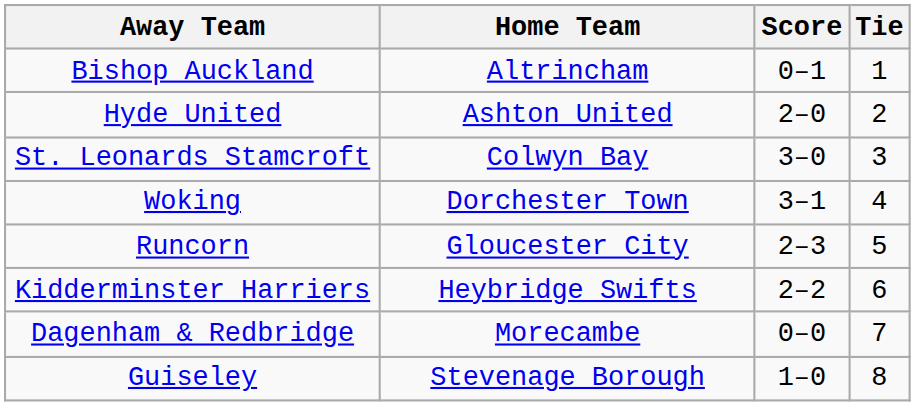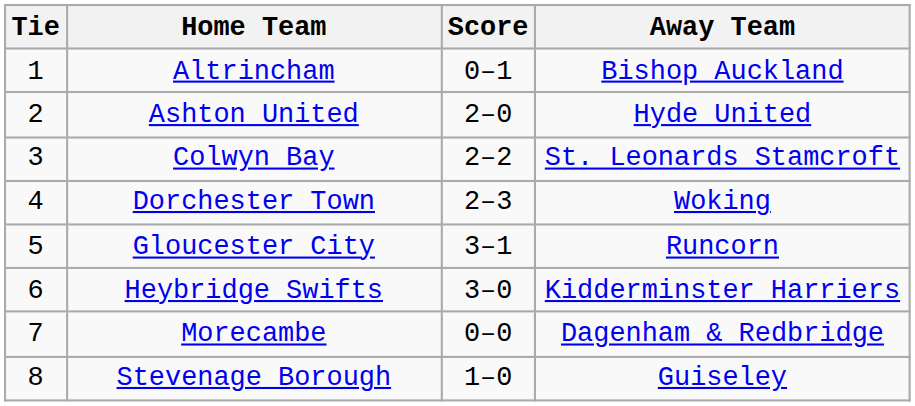columns swapped: (879, 27) <-> (193, 27)
(802, 159) 3–0 -> (488, 159) 2–2
(802, 202) 3–1 -> (488, 202) 2–3
(802, 246) 2–3 -> (488, 246) 3–1
(802, 290) 2–2 -> (488, 290) 3–0
